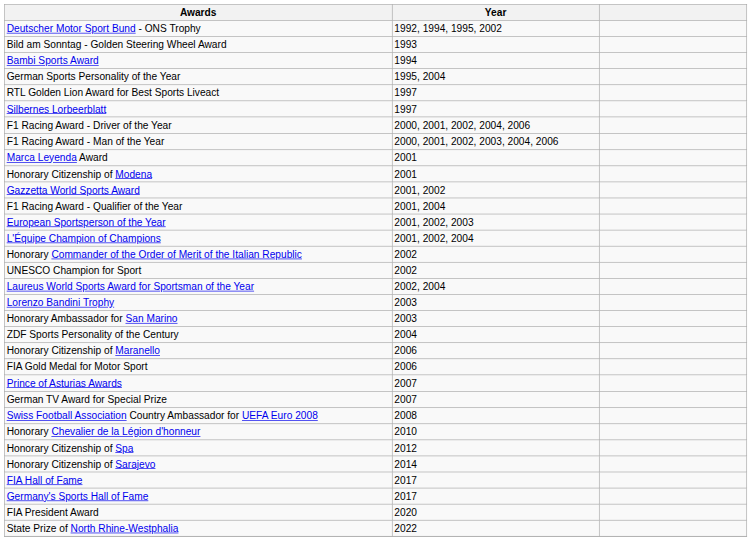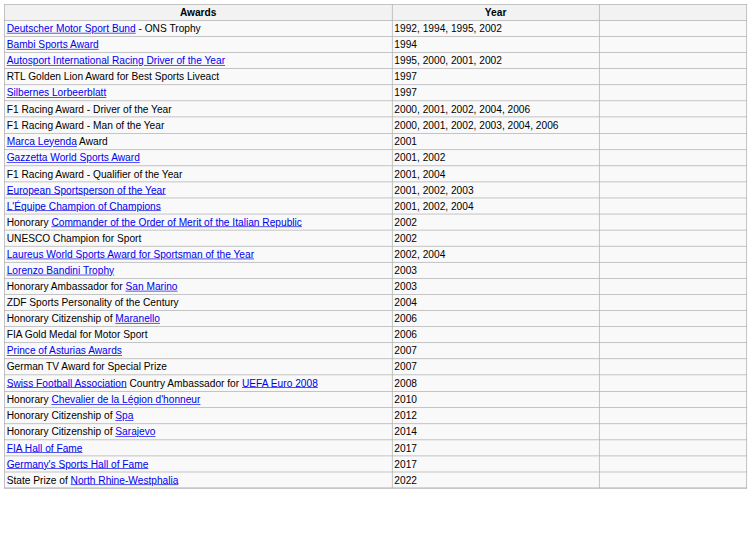- row: (117, 45)
- row: (94, 77)
+ row: (116, 61)
- row: (79, 174)
- row: (53, 512)
